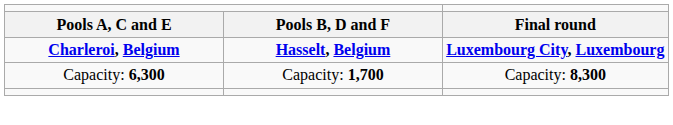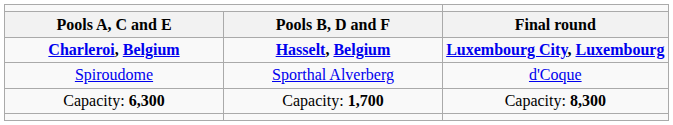+ row: (114, 75)
